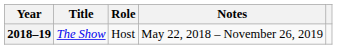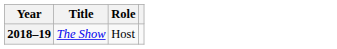- column: (232, 14)
